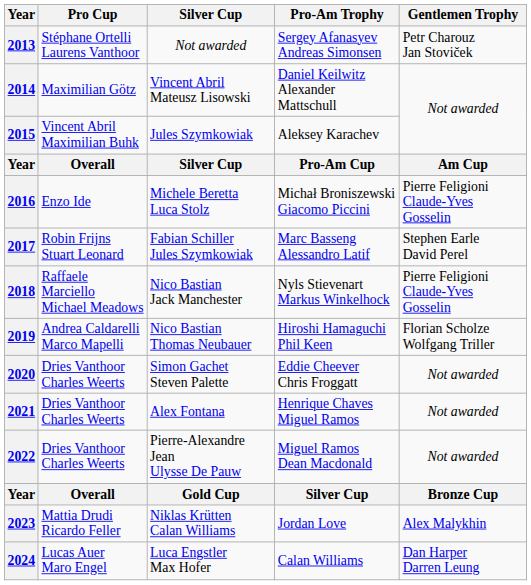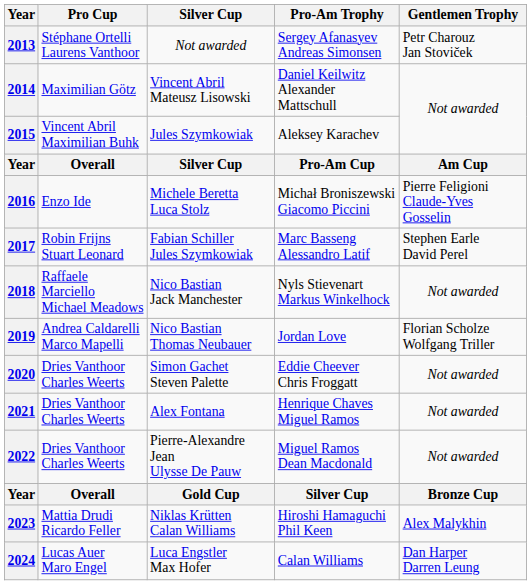(446, 292) Pierre Feligioni Claude-Yves Gosselin -> (463, 292) Not awarded
(332, 337) Hiroshi Hamaguchi Phil Keen -> (312, 337) Jordan Love
(312, 523) Jordan Love -> (332, 523) Hiroshi Hamaguchi Phil Keen
